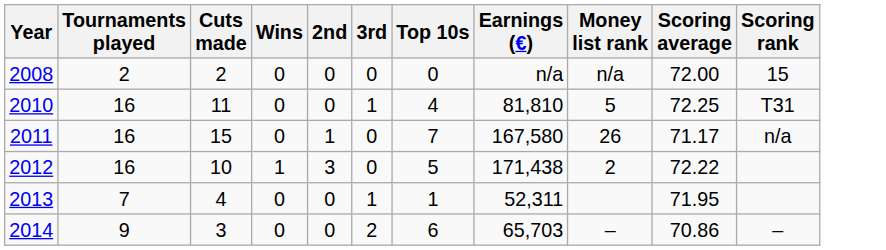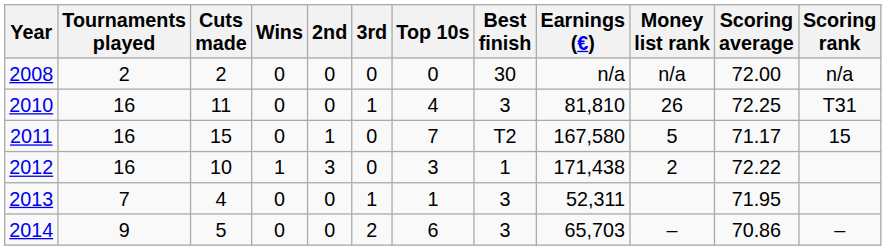+ column: (505, 32)
(778, 74) 15 -> (840, 74) n/a
(610, 105) 5 -> (672, 105) 26
(610, 136) 26 -> (672, 136) 5
(778, 136) n/a -> (840, 136) 15
(433, 168) 5 -> (433, 168) 3
(221, 230) 3 -> (221, 230) 5
